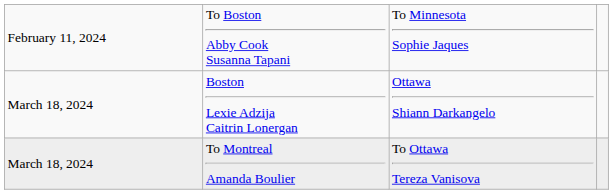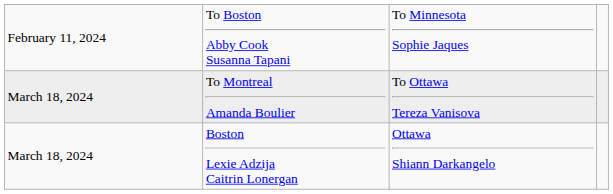rows swapped: (296, 163) <-> (296, 104)
